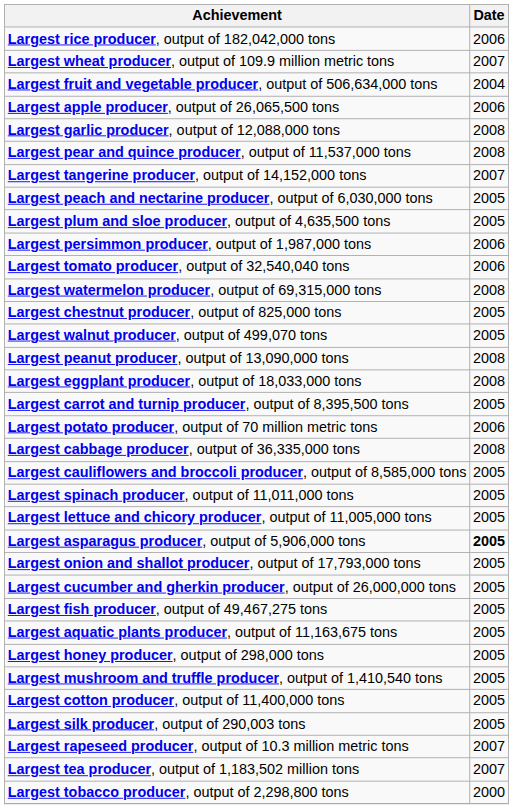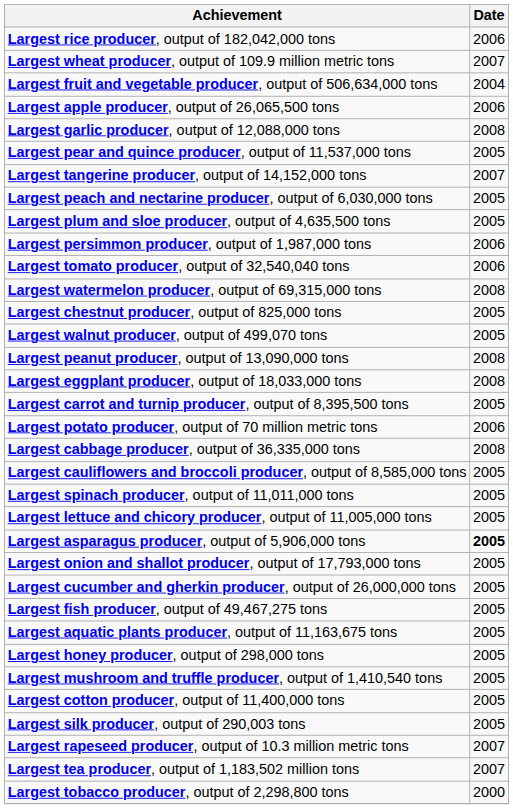(489, 152) 2008 -> (489, 152) 2005
